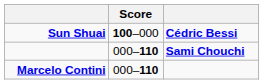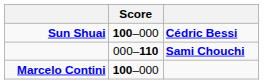(136, 70) 000–110 -> (136, 70) 100–000
